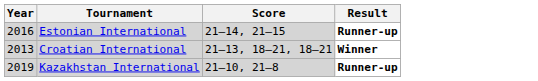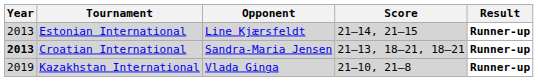+ column: (269, 14)
(21, 32) 2016 -> (21, 32) 2013
(21, 50) normal -> (21, 50) bold
(358, 50) Winner -> (500, 50) Runner-up
